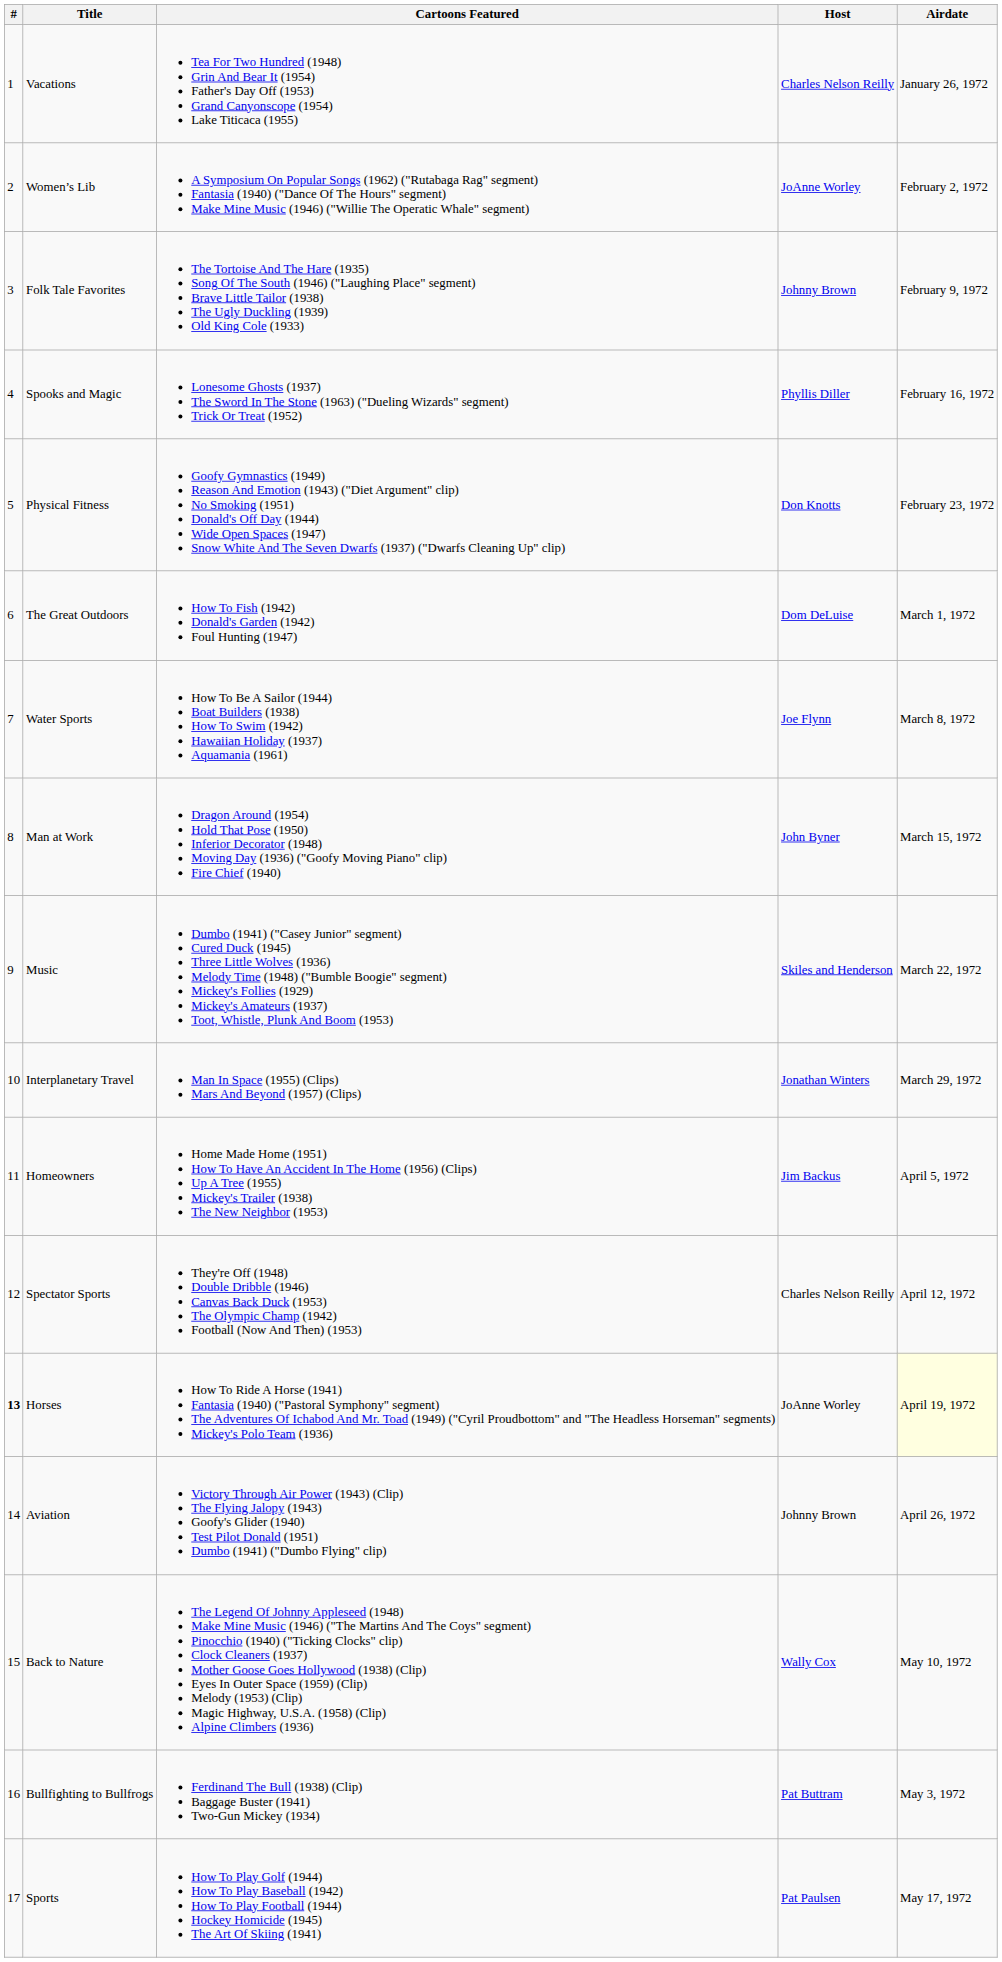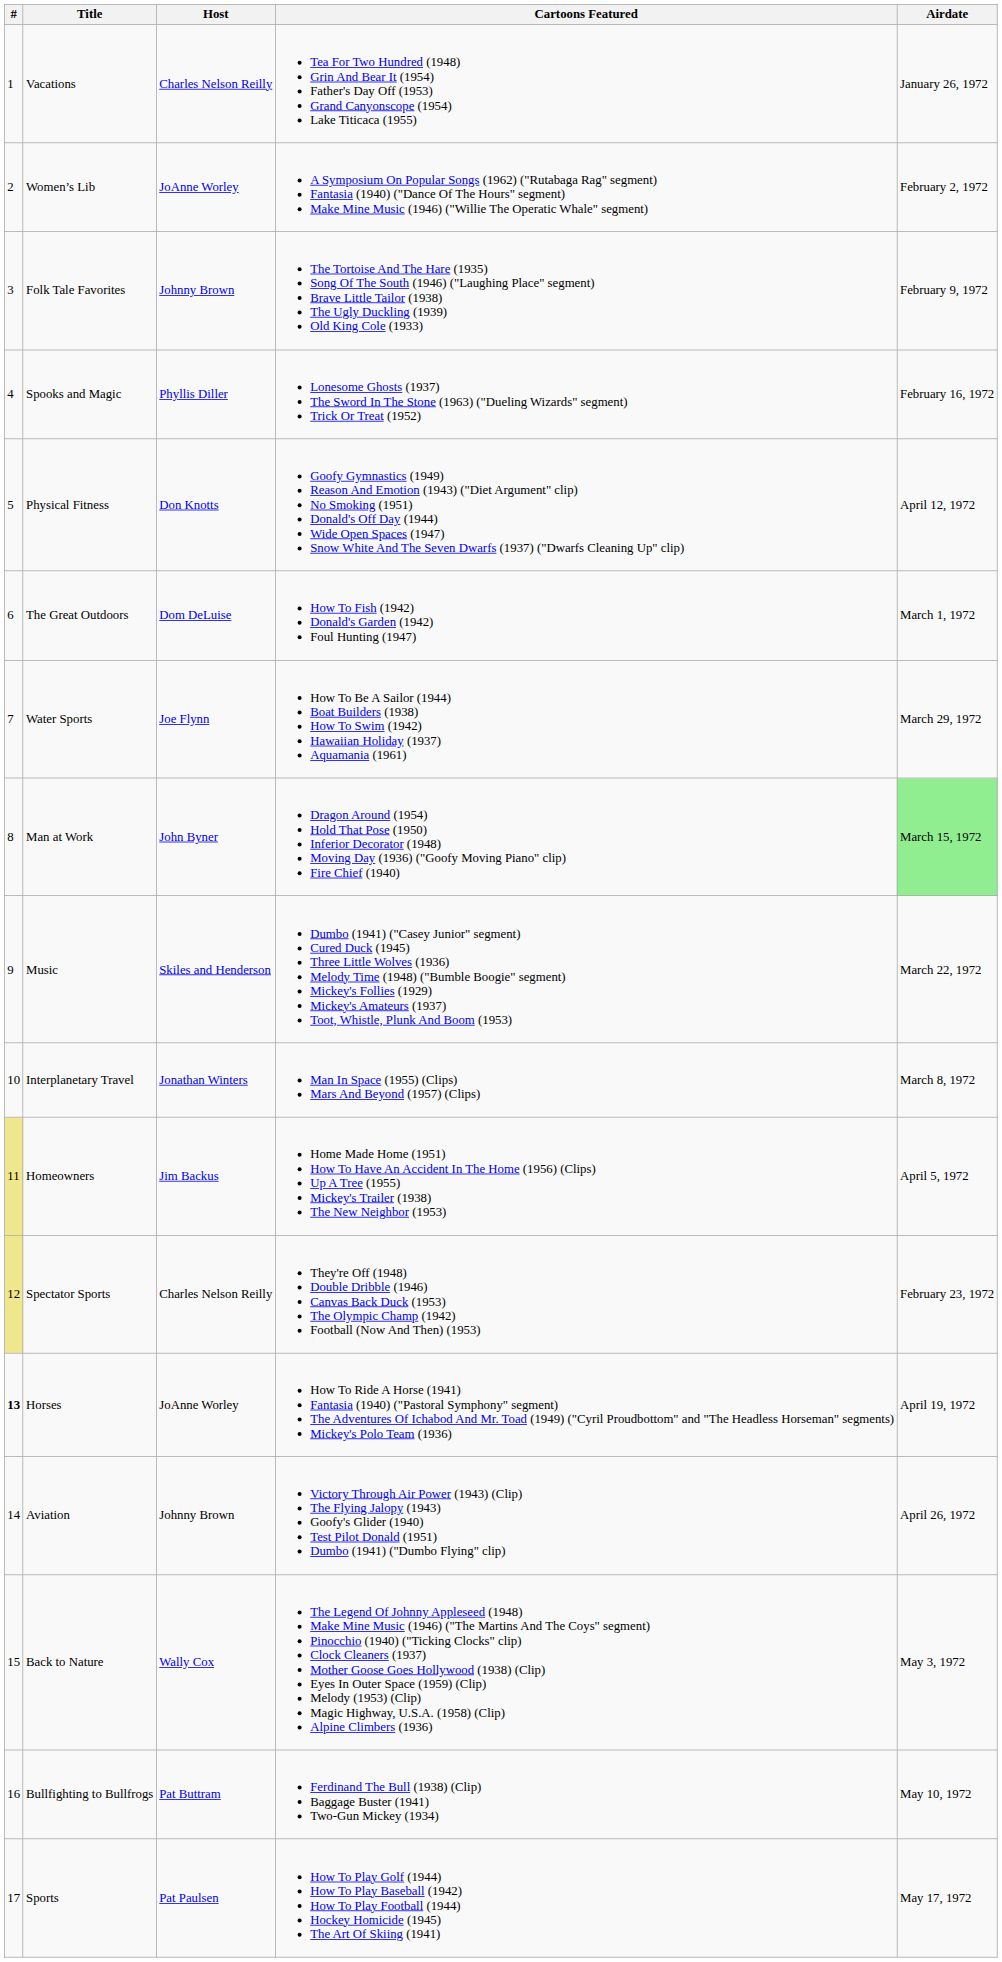columns swapped: (838, 14) <-> (467, 14)
(947, 504) February 23, 1972 -> (938, 504) April 12, 1972
(938, 719) March 8, 1972 -> (941, 719) March 29, 1972
(941, 837) no background -> (941, 837) lightgreen background
(941, 1080) March 29, 1972 -> (938, 1080) March 8, 1972
(14, 1176) no background -> (14, 1176) khaki background
(14, 1294) no background -> (14, 1294) khaki background
(938, 1294) April 12, 1972 -> (947, 1294) February 23, 1972
(938, 1404) lightyellow background -> (938, 1404) no background
(936, 1662) May 10, 1972 -> (933, 1662) May 3, 1972
(933, 1794) May 3, 1972 -> (936, 1794) May 10, 1972
